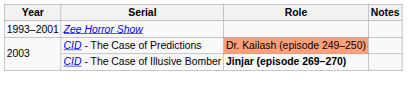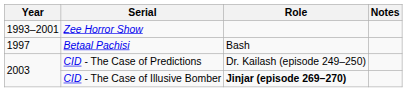+ row: (97, 45)
(296, 45) lightsalmon background -> (296, 62) no background
